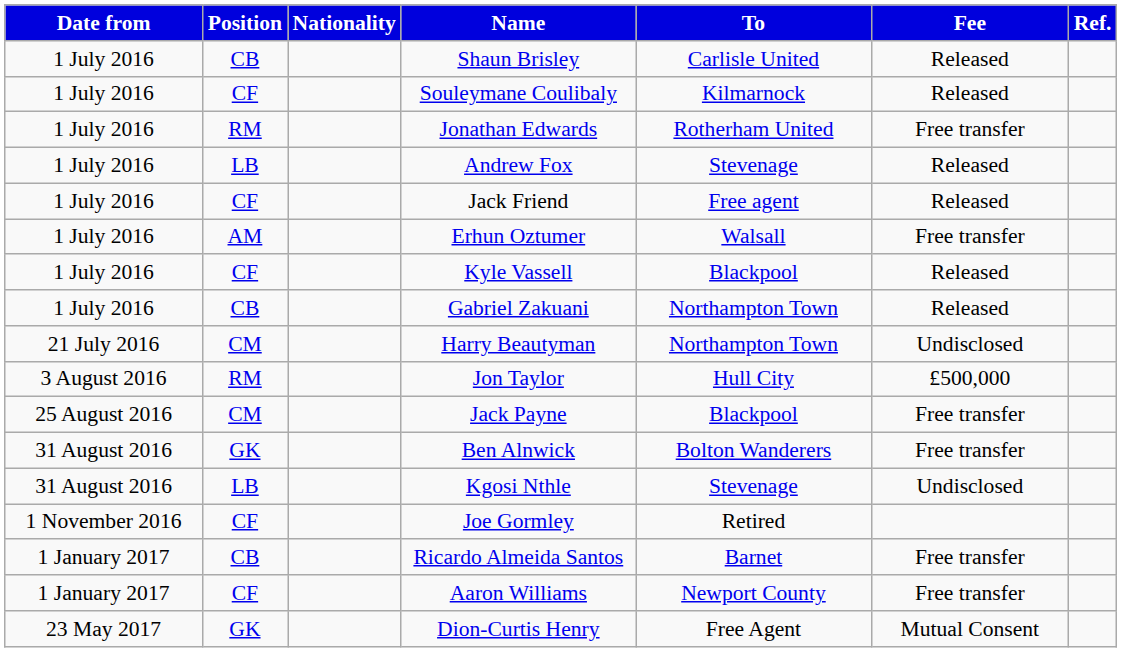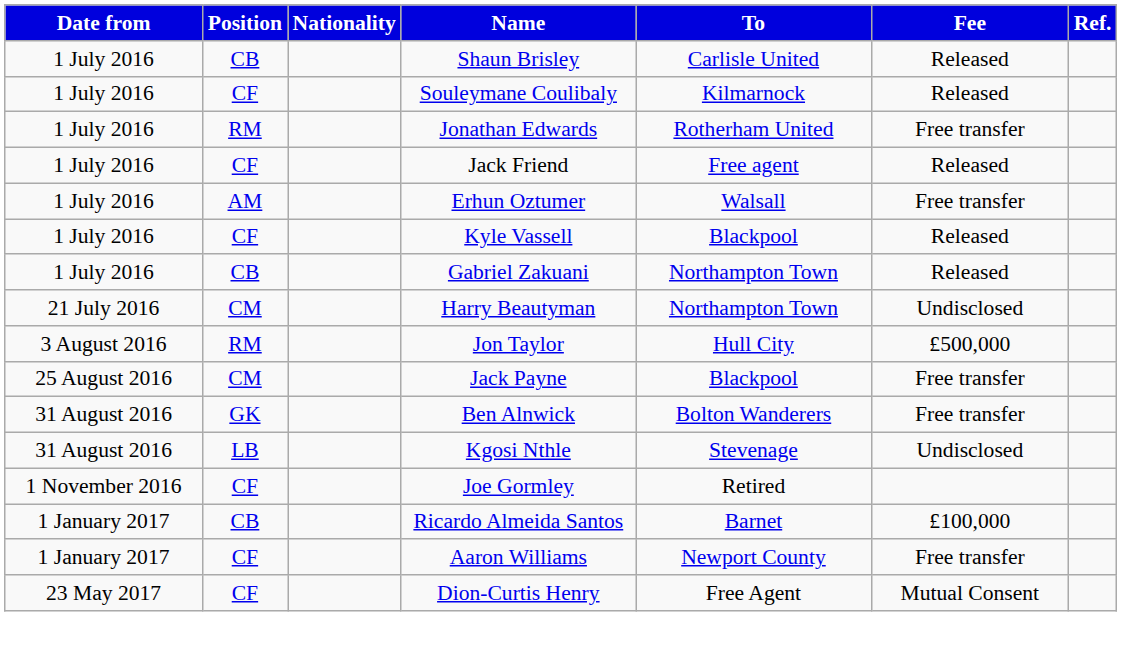- row: (518, 165)
(970, 557) Free transfer -> (970, 521) £100,000
(245, 628) GK -> (245, 592) CF
